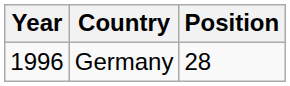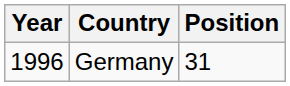(198, 61) 28 -> (198, 61) 31
